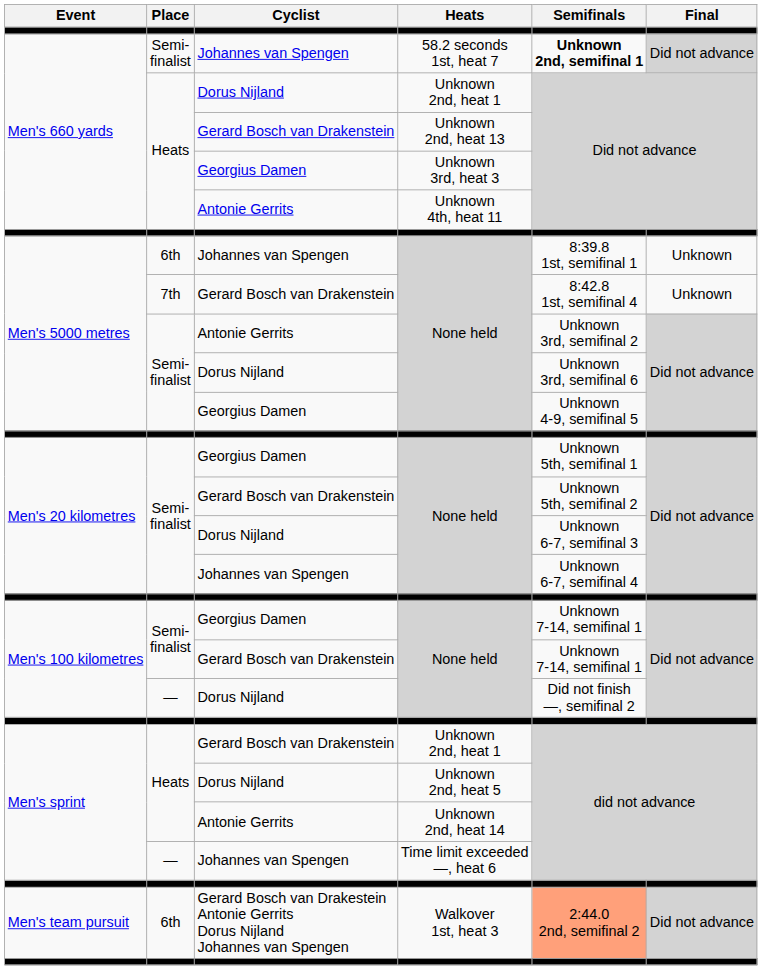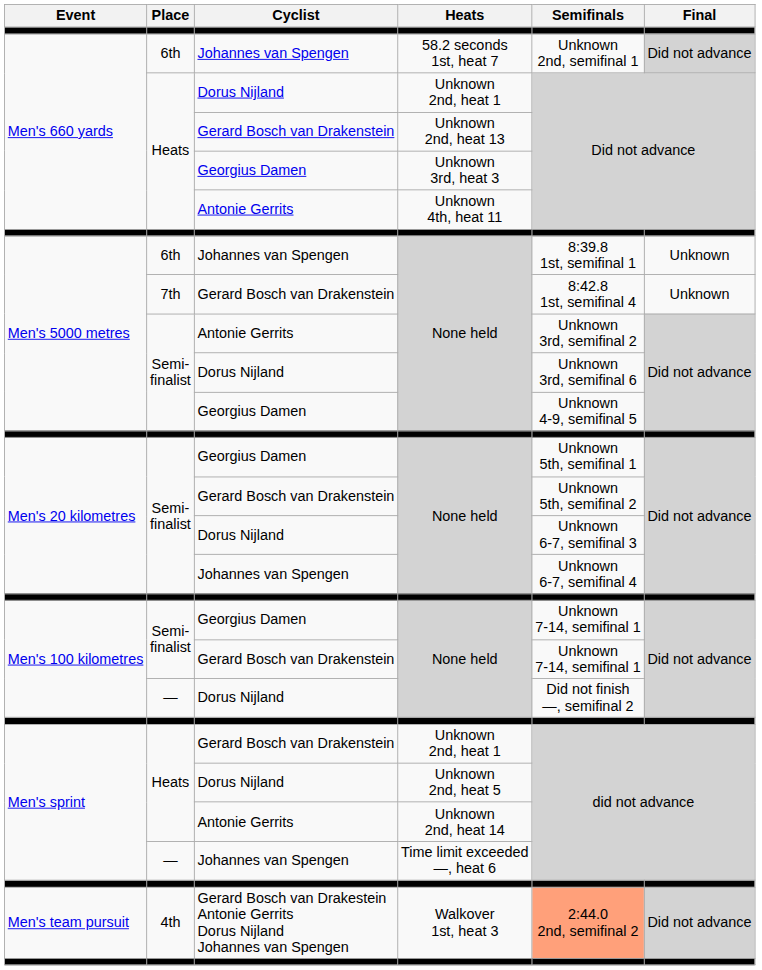(170, 53) Semi- finalist -> (170, 53) 6th
(589, 53) bold -> (588, 53) normal
(170, 922) 6th -> (170, 922) 4th
